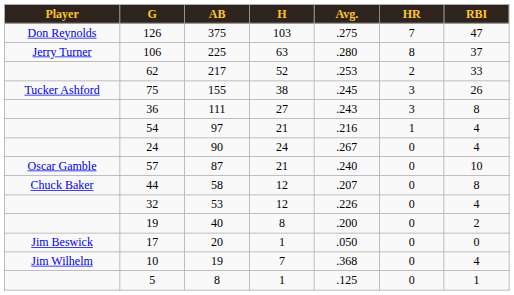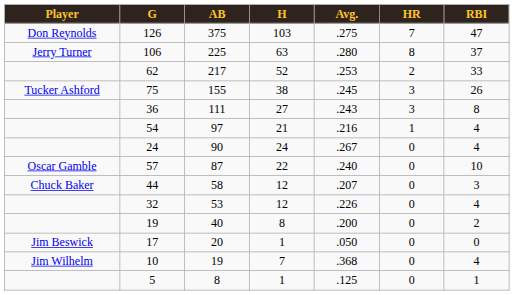(282, 166) 21 -> (282, 166) 22
(477, 185) 8 -> (477, 185) 3
